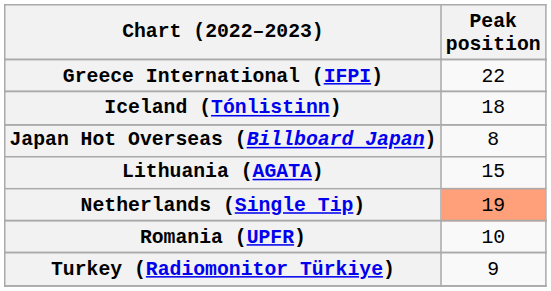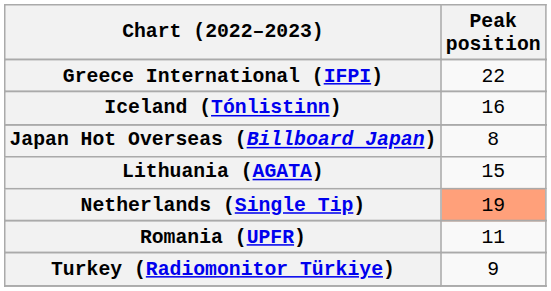(493, 108) 18 -> (493, 108) 16
(493, 237) 10 -> (493, 237) 11
